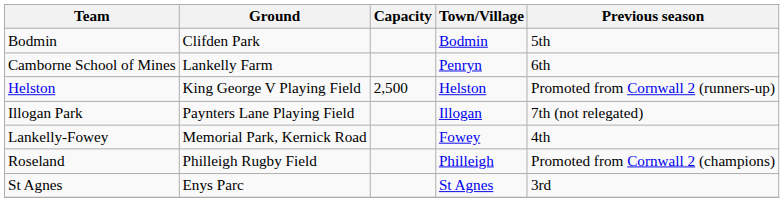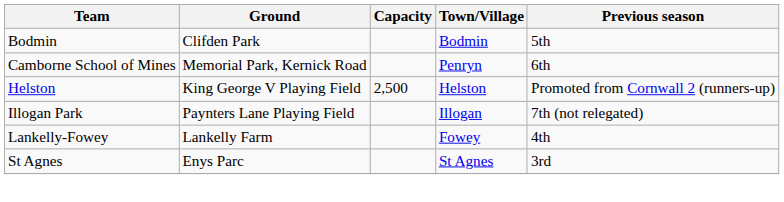(228, 64) Lankelly Farm -> (275, 64) Memorial Park, Kernick Road
(275, 137) Memorial Park, Kernick Road -> (228, 137) Lankelly Farm
- row: (36, 161)
